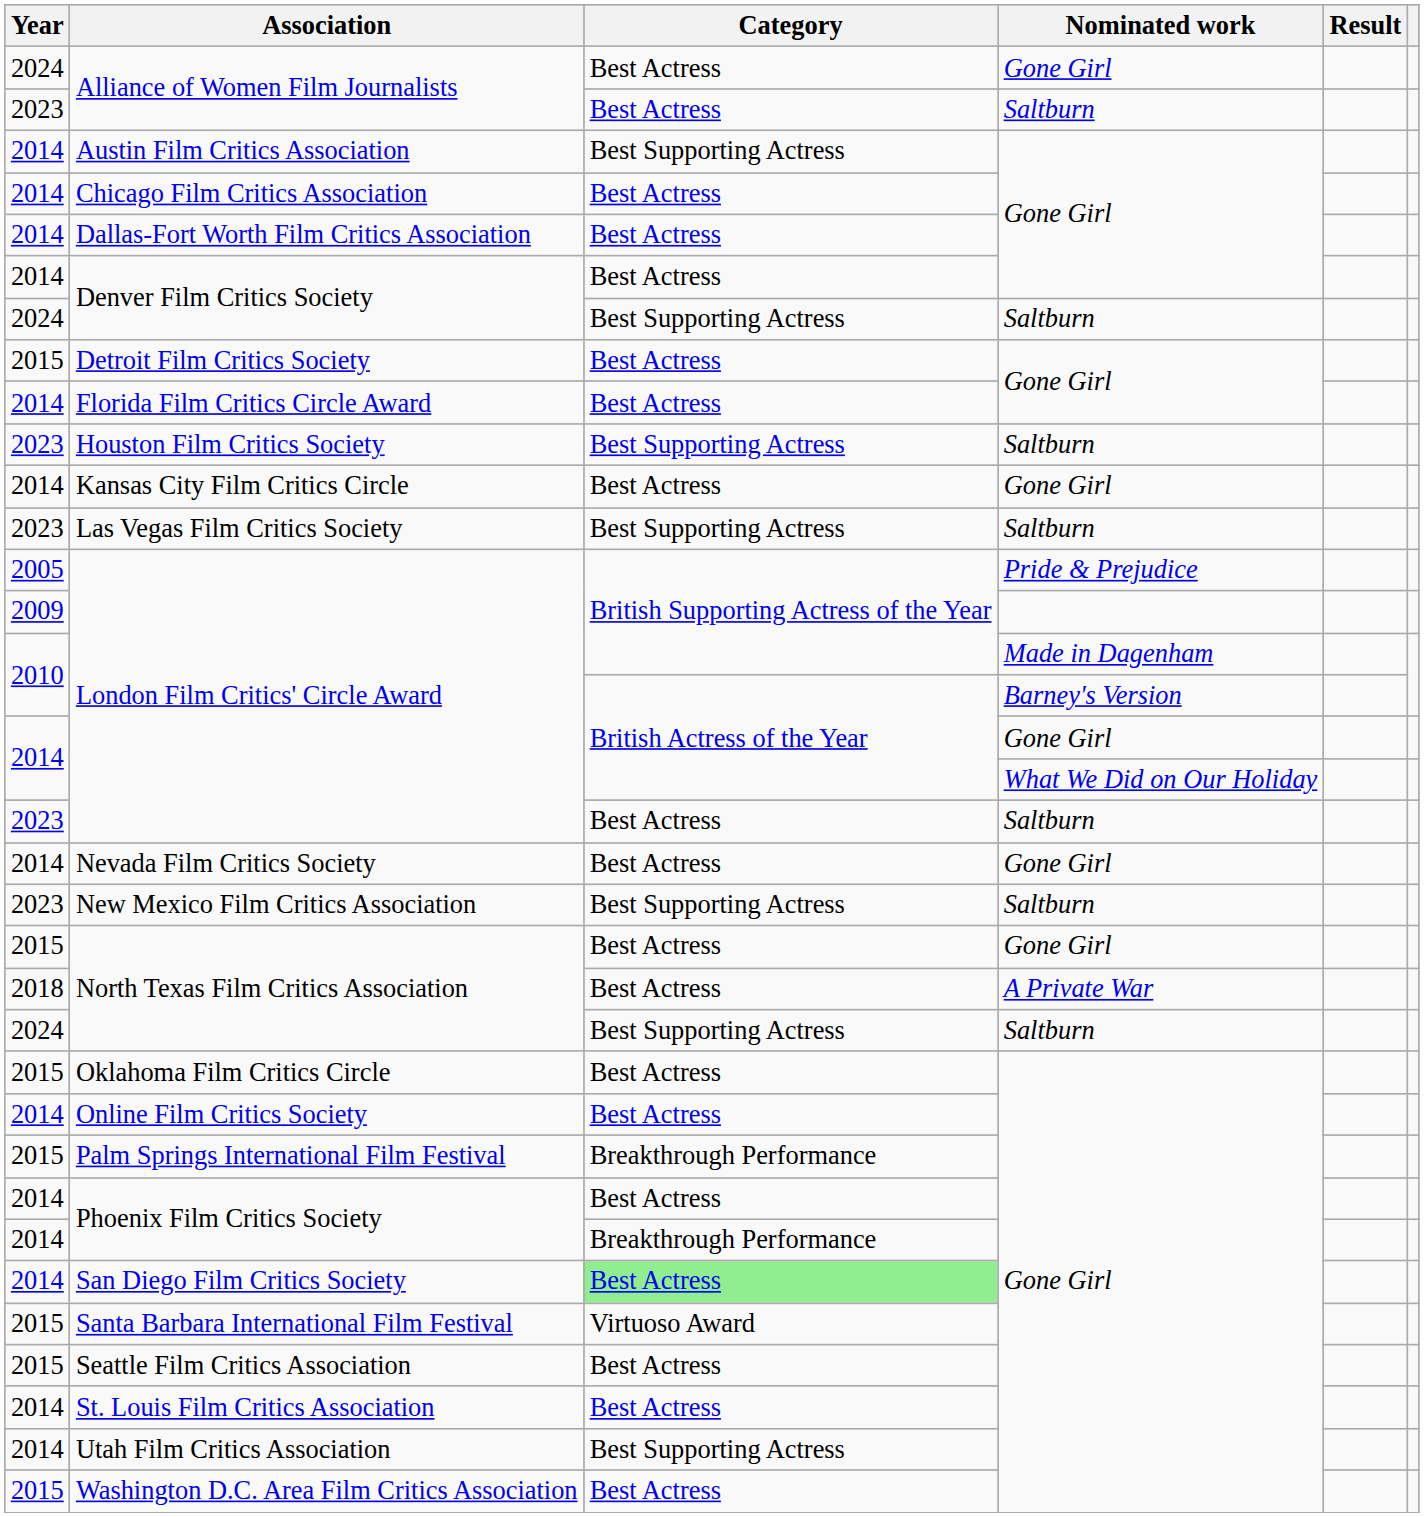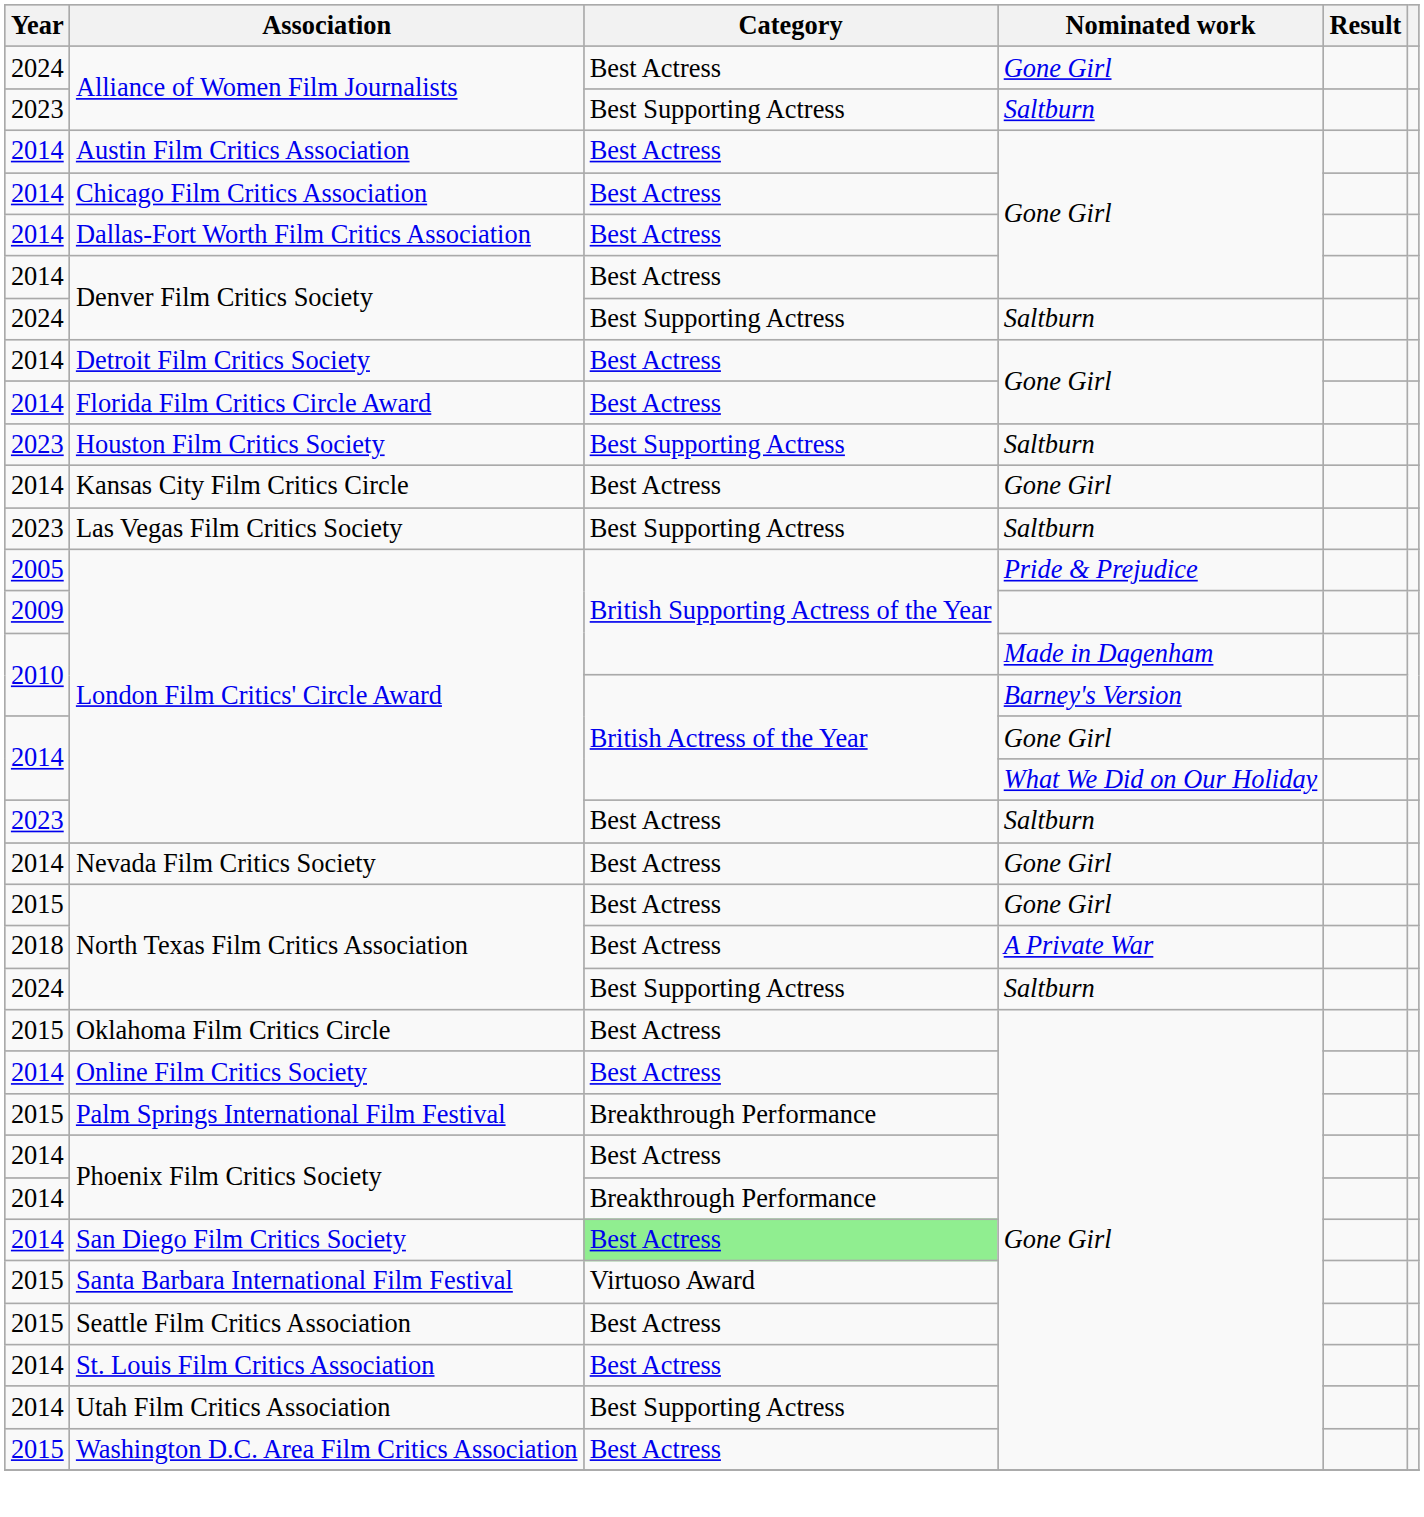(655, 109) Best Actress -> (717, 109) Best Supporting Actress
(717, 151) Best Supporting Actress -> (655, 151) Best Actress
(37, 360) 2015 -> (37, 360) 2014
- row: (276, 904)
